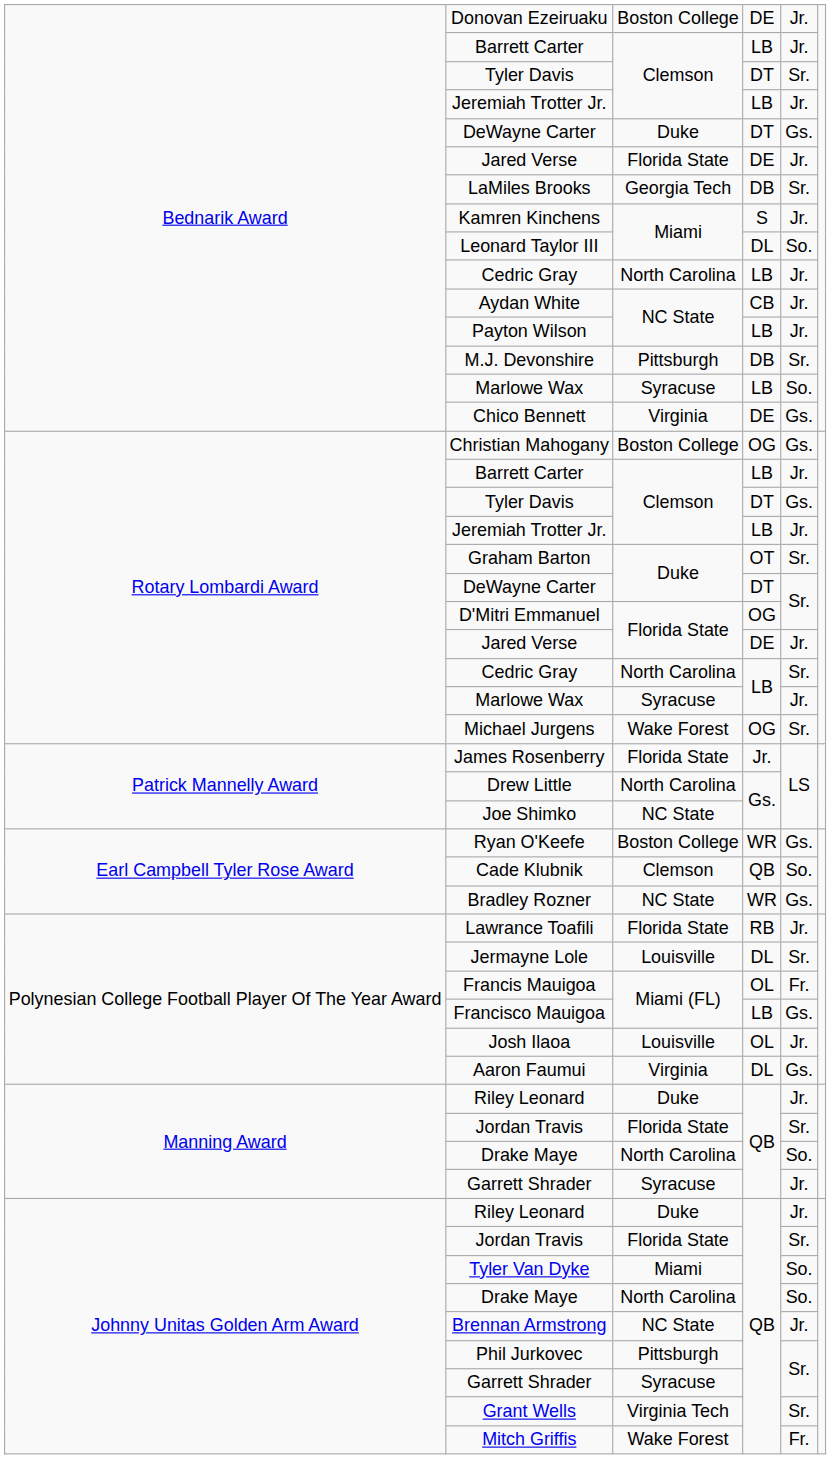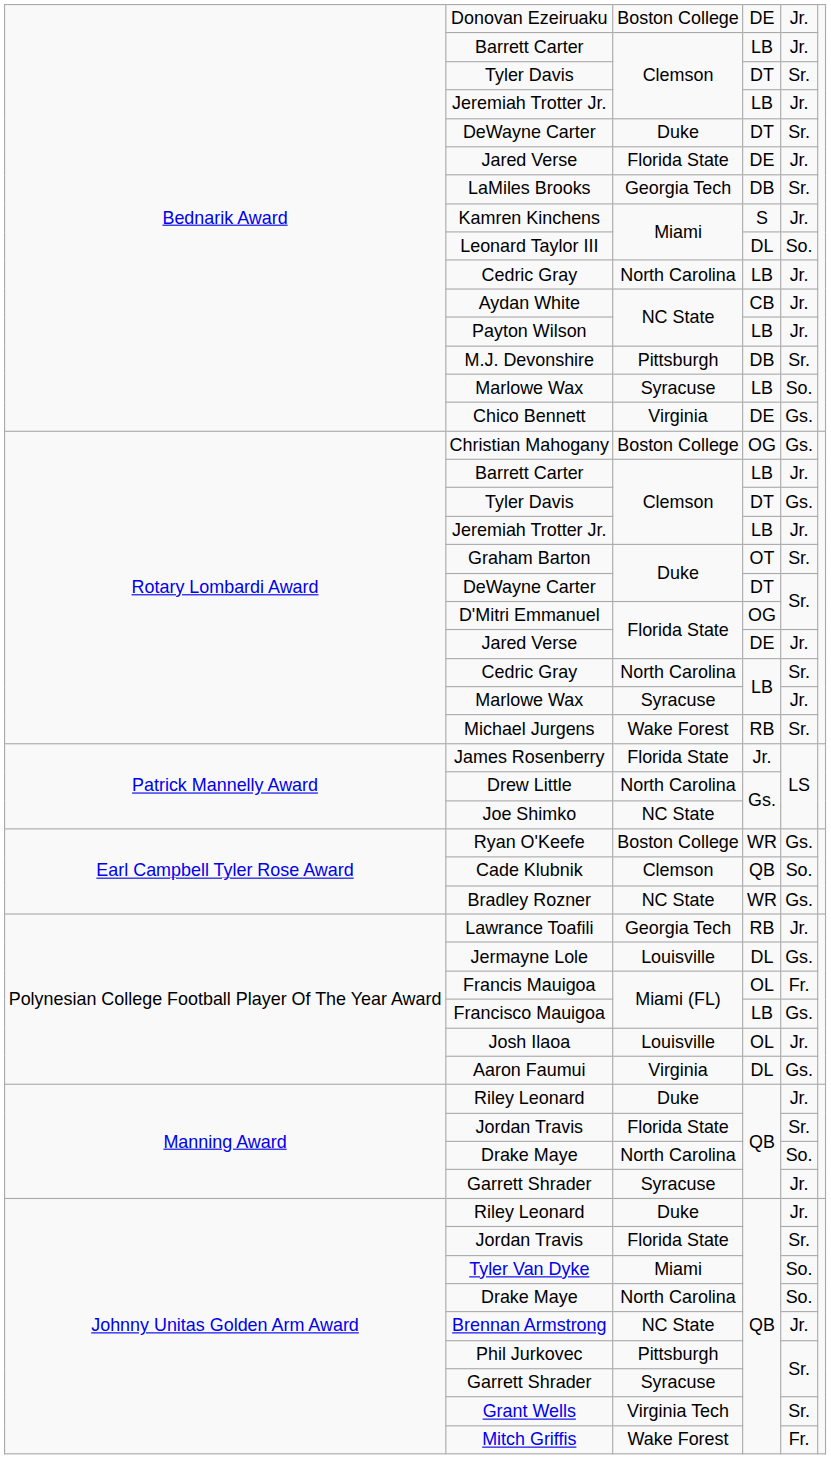(799, 132) Gs. -> (799, 132) Sr.
(762, 729) OG -> (762, 729) RB
(678, 928) Florida State -> (678, 928) Georgia Tech
(799, 956) Sr. -> (799, 956) Gs.
